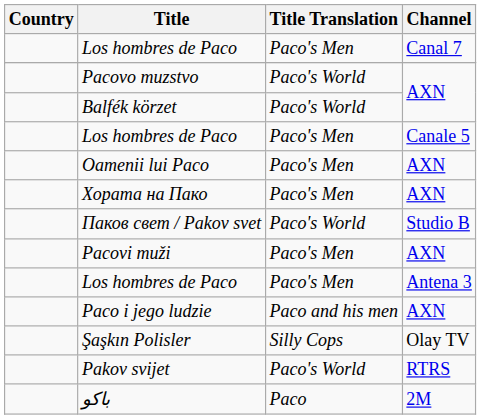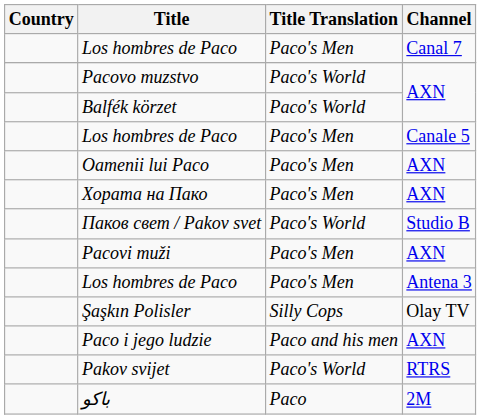rows swapped: (136, 340) <-> (147, 310)
